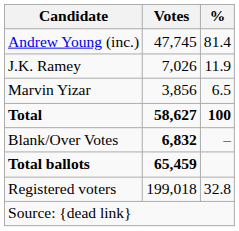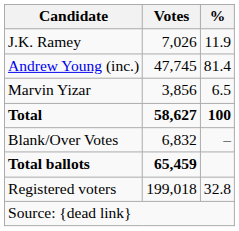rows swapped: (74, 41) <-> (44, 66)
(179, 139) bold -> (179, 139) normal
